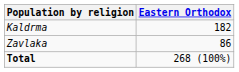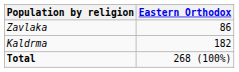rows swapped: (27, 28) <-> (27, 44)
